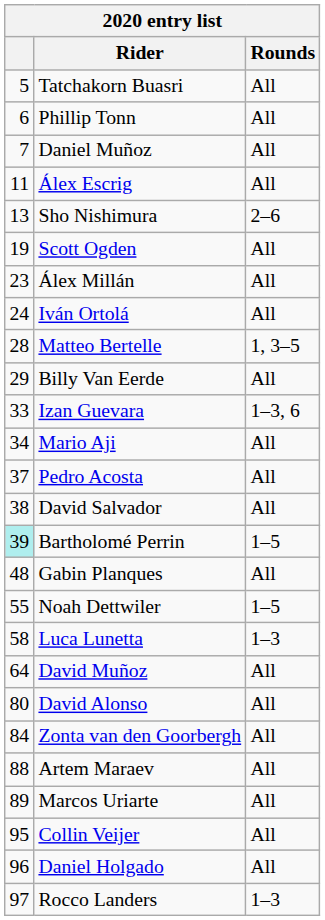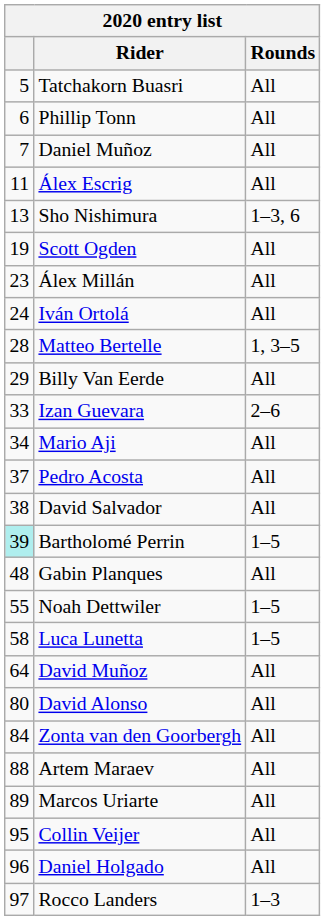(265, 215) 2–6 -> (275, 215) 1–3, 6
(275, 410) 1–3, 6 -> (265, 410) 2–6
(265, 638) 1–3 -> (265, 638) 1–5
